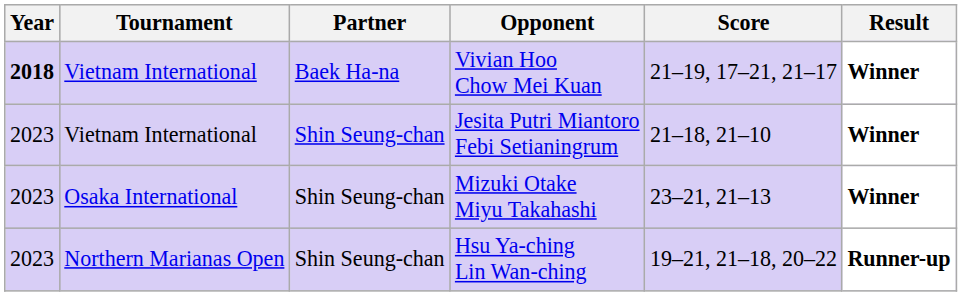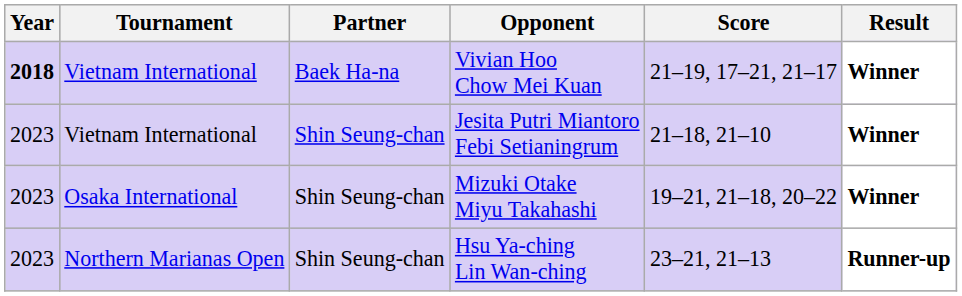(710, 197) 23–21, 21–13 -> (744, 197) 19–21, 21–18, 20–22
(744, 259) 19–21, 21–18, 20–22 -> (710, 259) 23–21, 21–13
